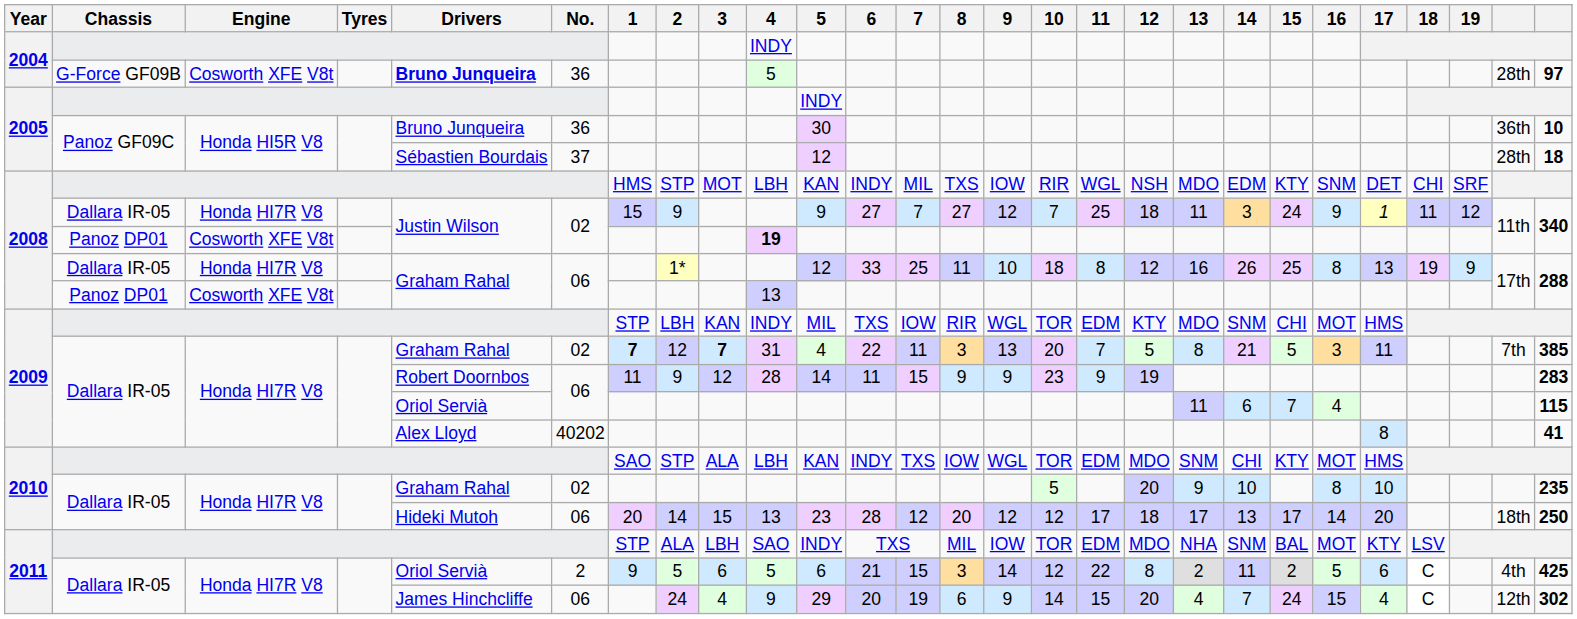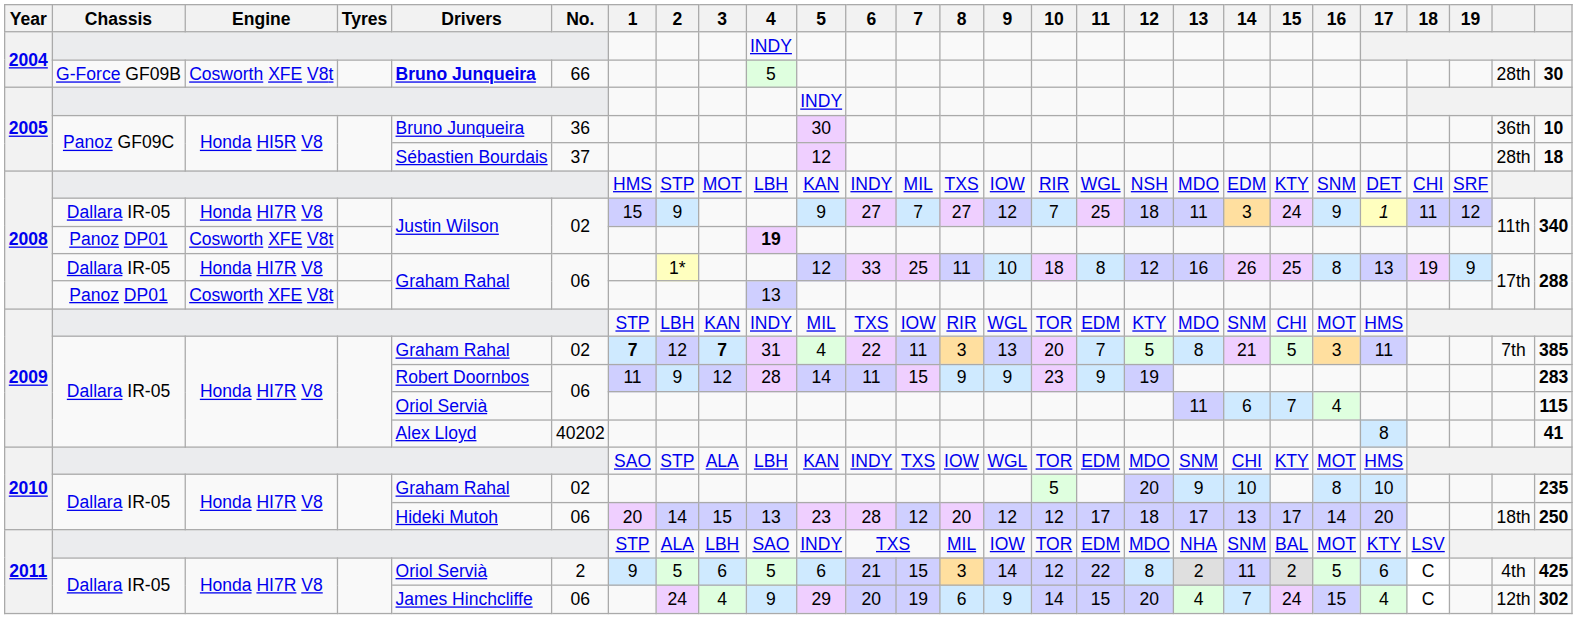(580, 73) 36 -> (580, 73) 66
(1554, 73) 97 -> (1554, 73) 30
